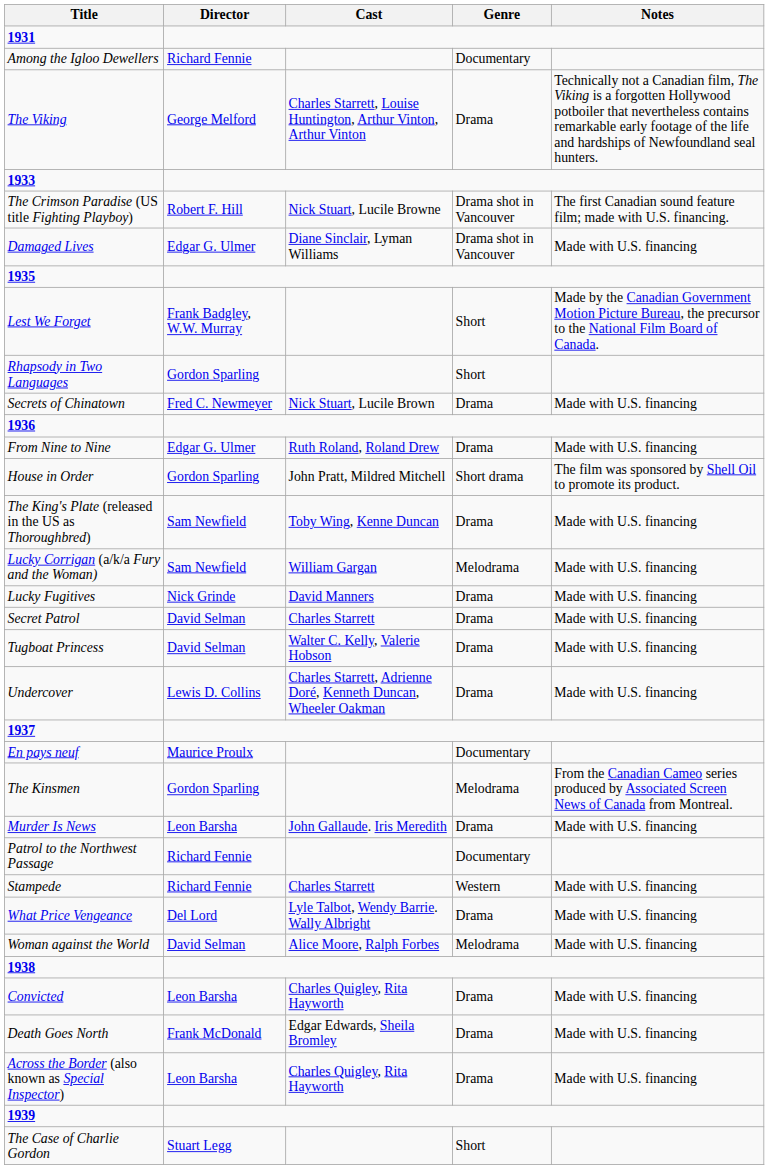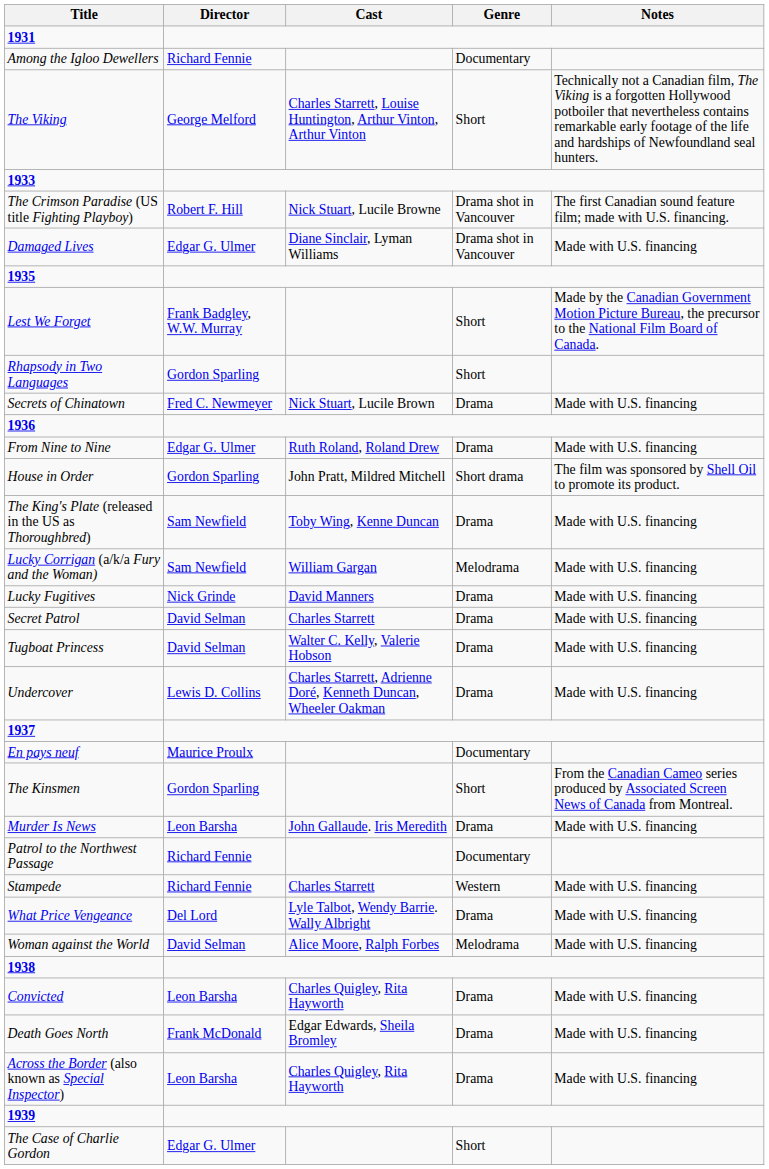(474, 119) Drama -> (471, 119) Short
(487, 789) Melodrama -> (471, 789) Short
(199, 1145) Stuart Legg -> (211, 1145) Edgar G. Ulmer
